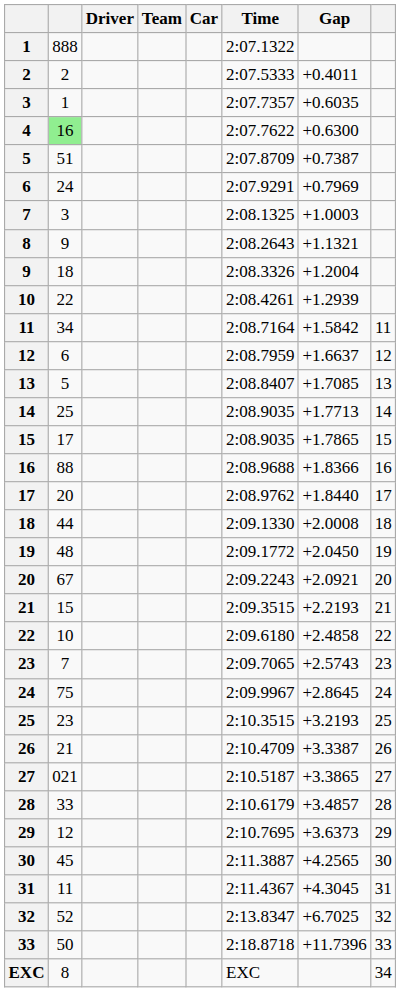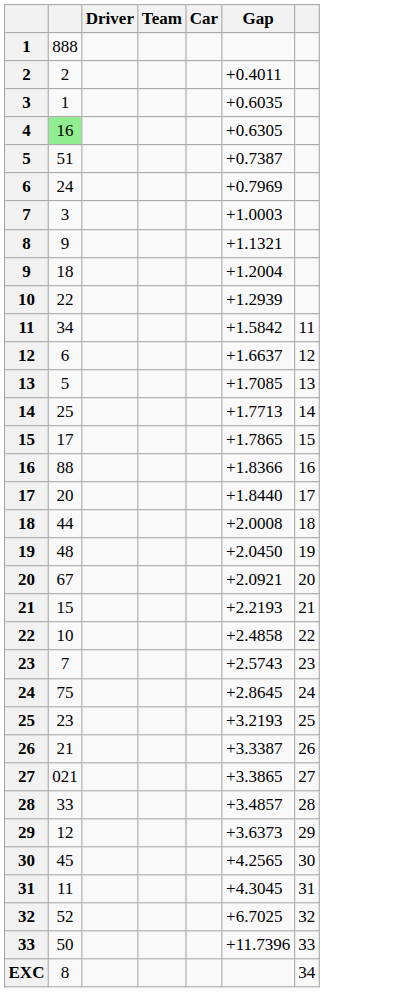- column: (260, 18)
(331, 131) +0.6300 -> (254, 131) +0.6305
